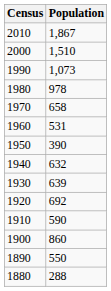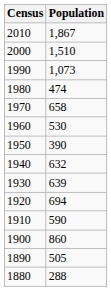(58, 88) 978 -> (58, 88) 474
(58, 126) 531 -> (58, 126) 530
(58, 201) 692 -> (58, 201) 694
(58, 257) 550 -> (58, 257) 505
